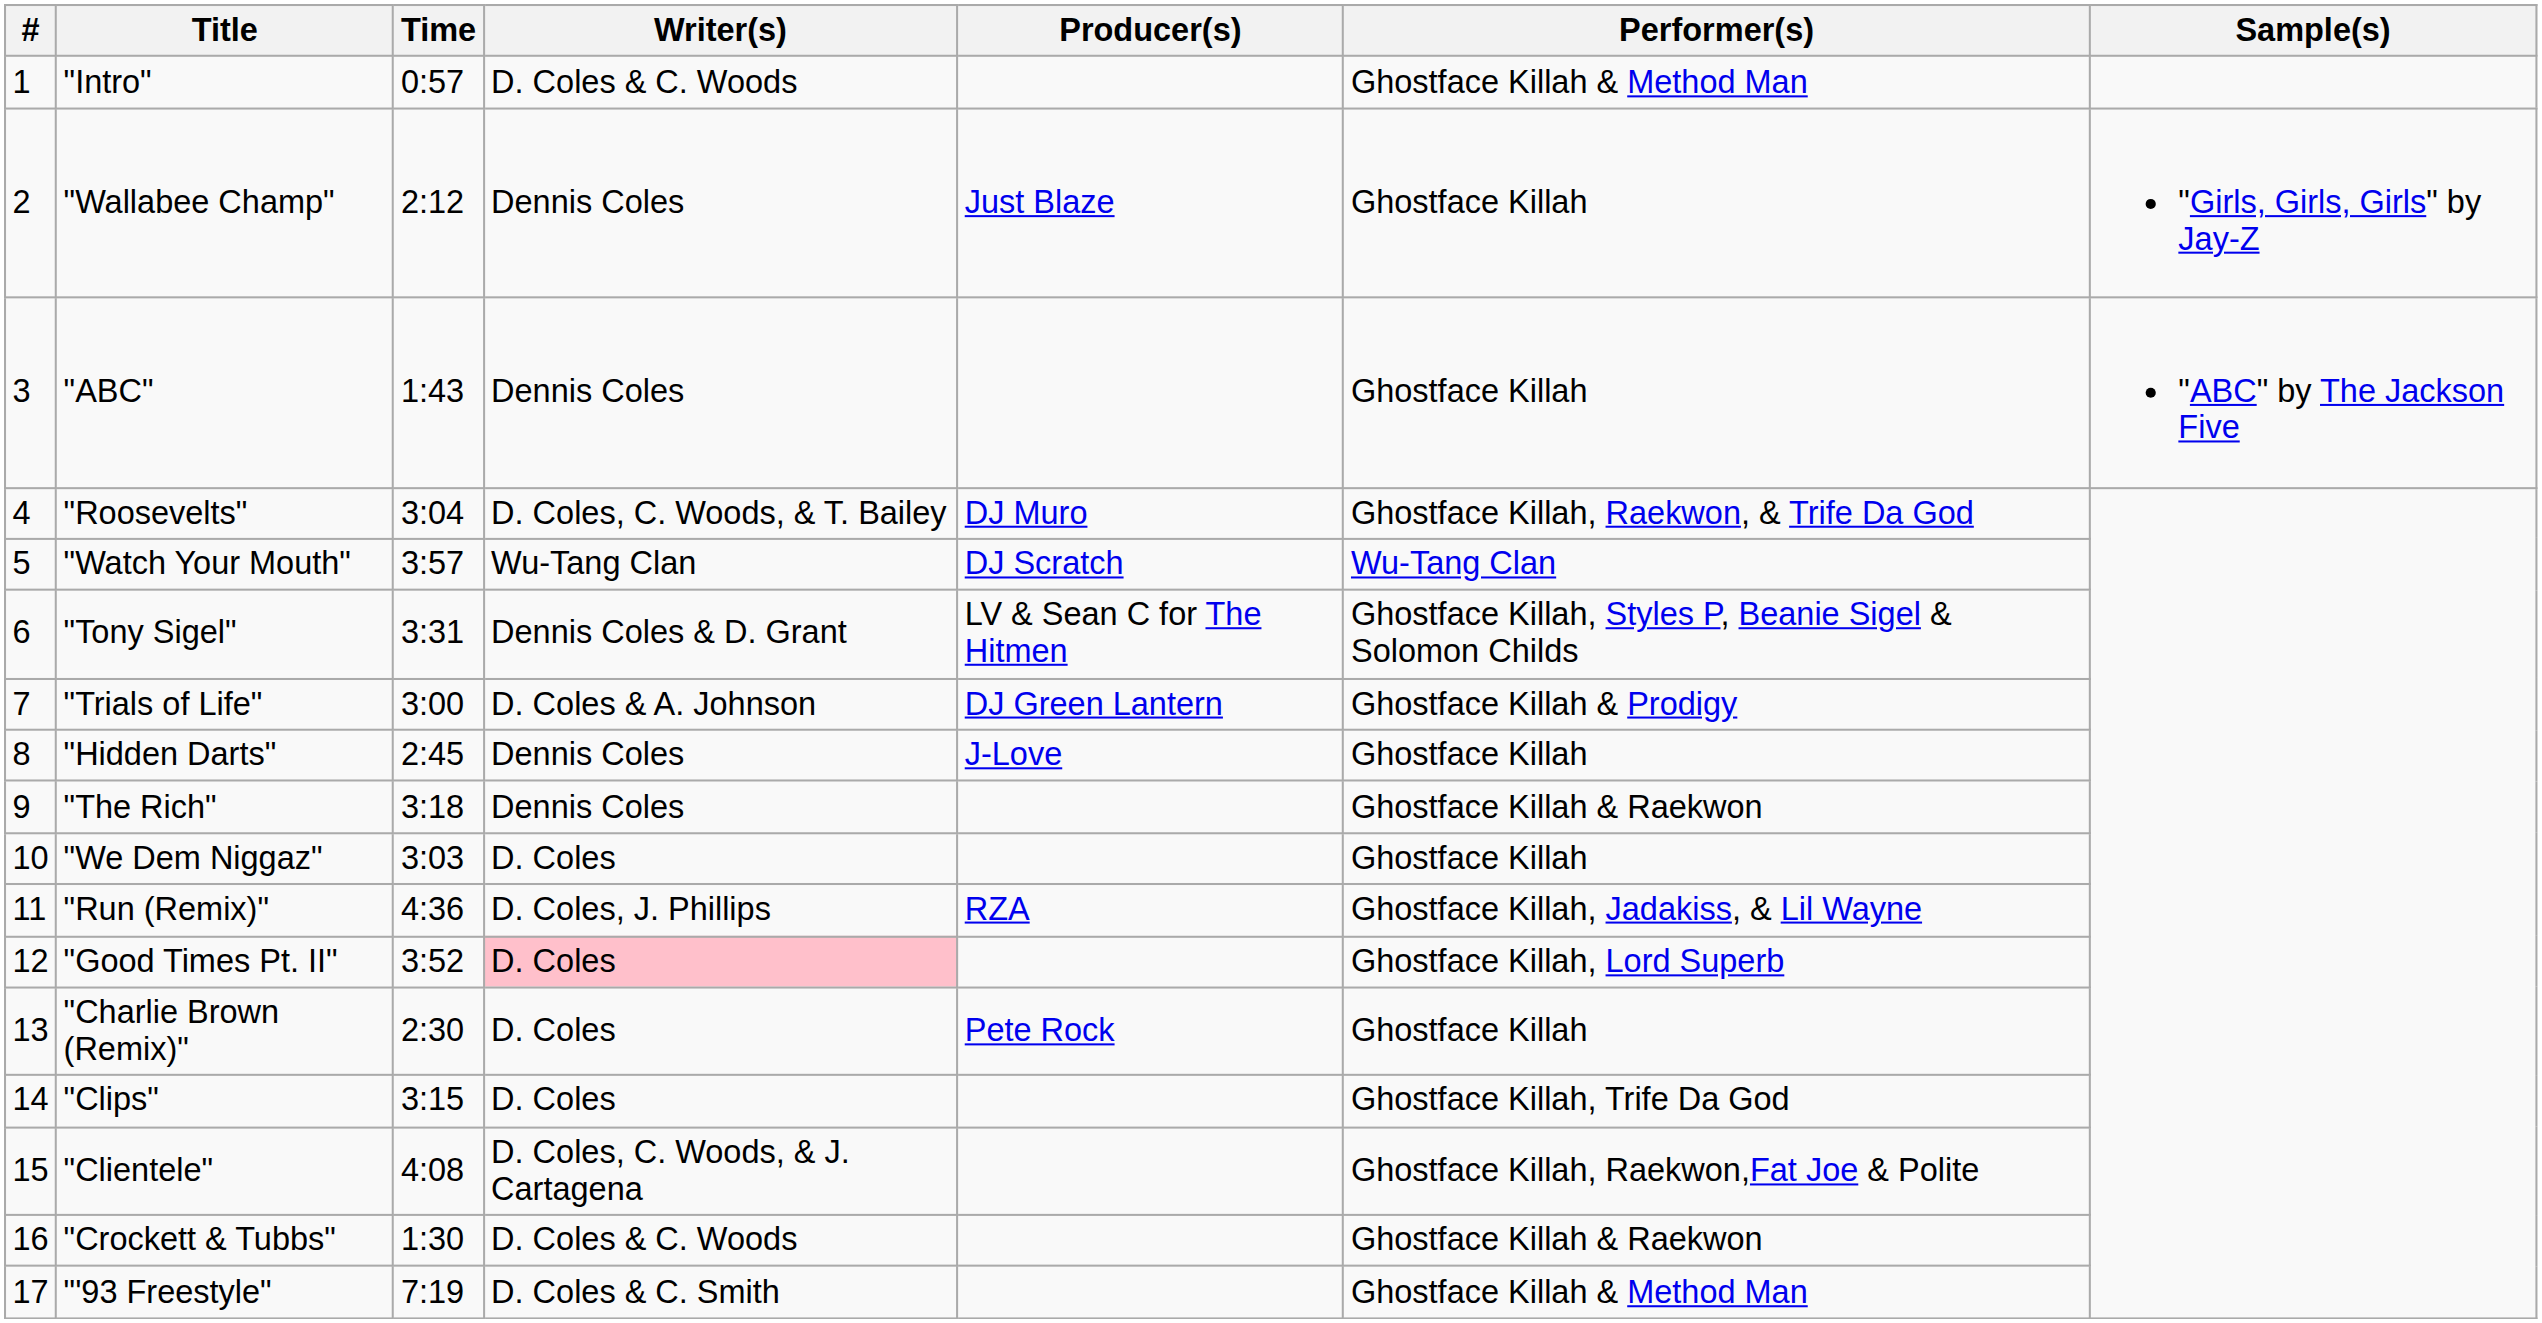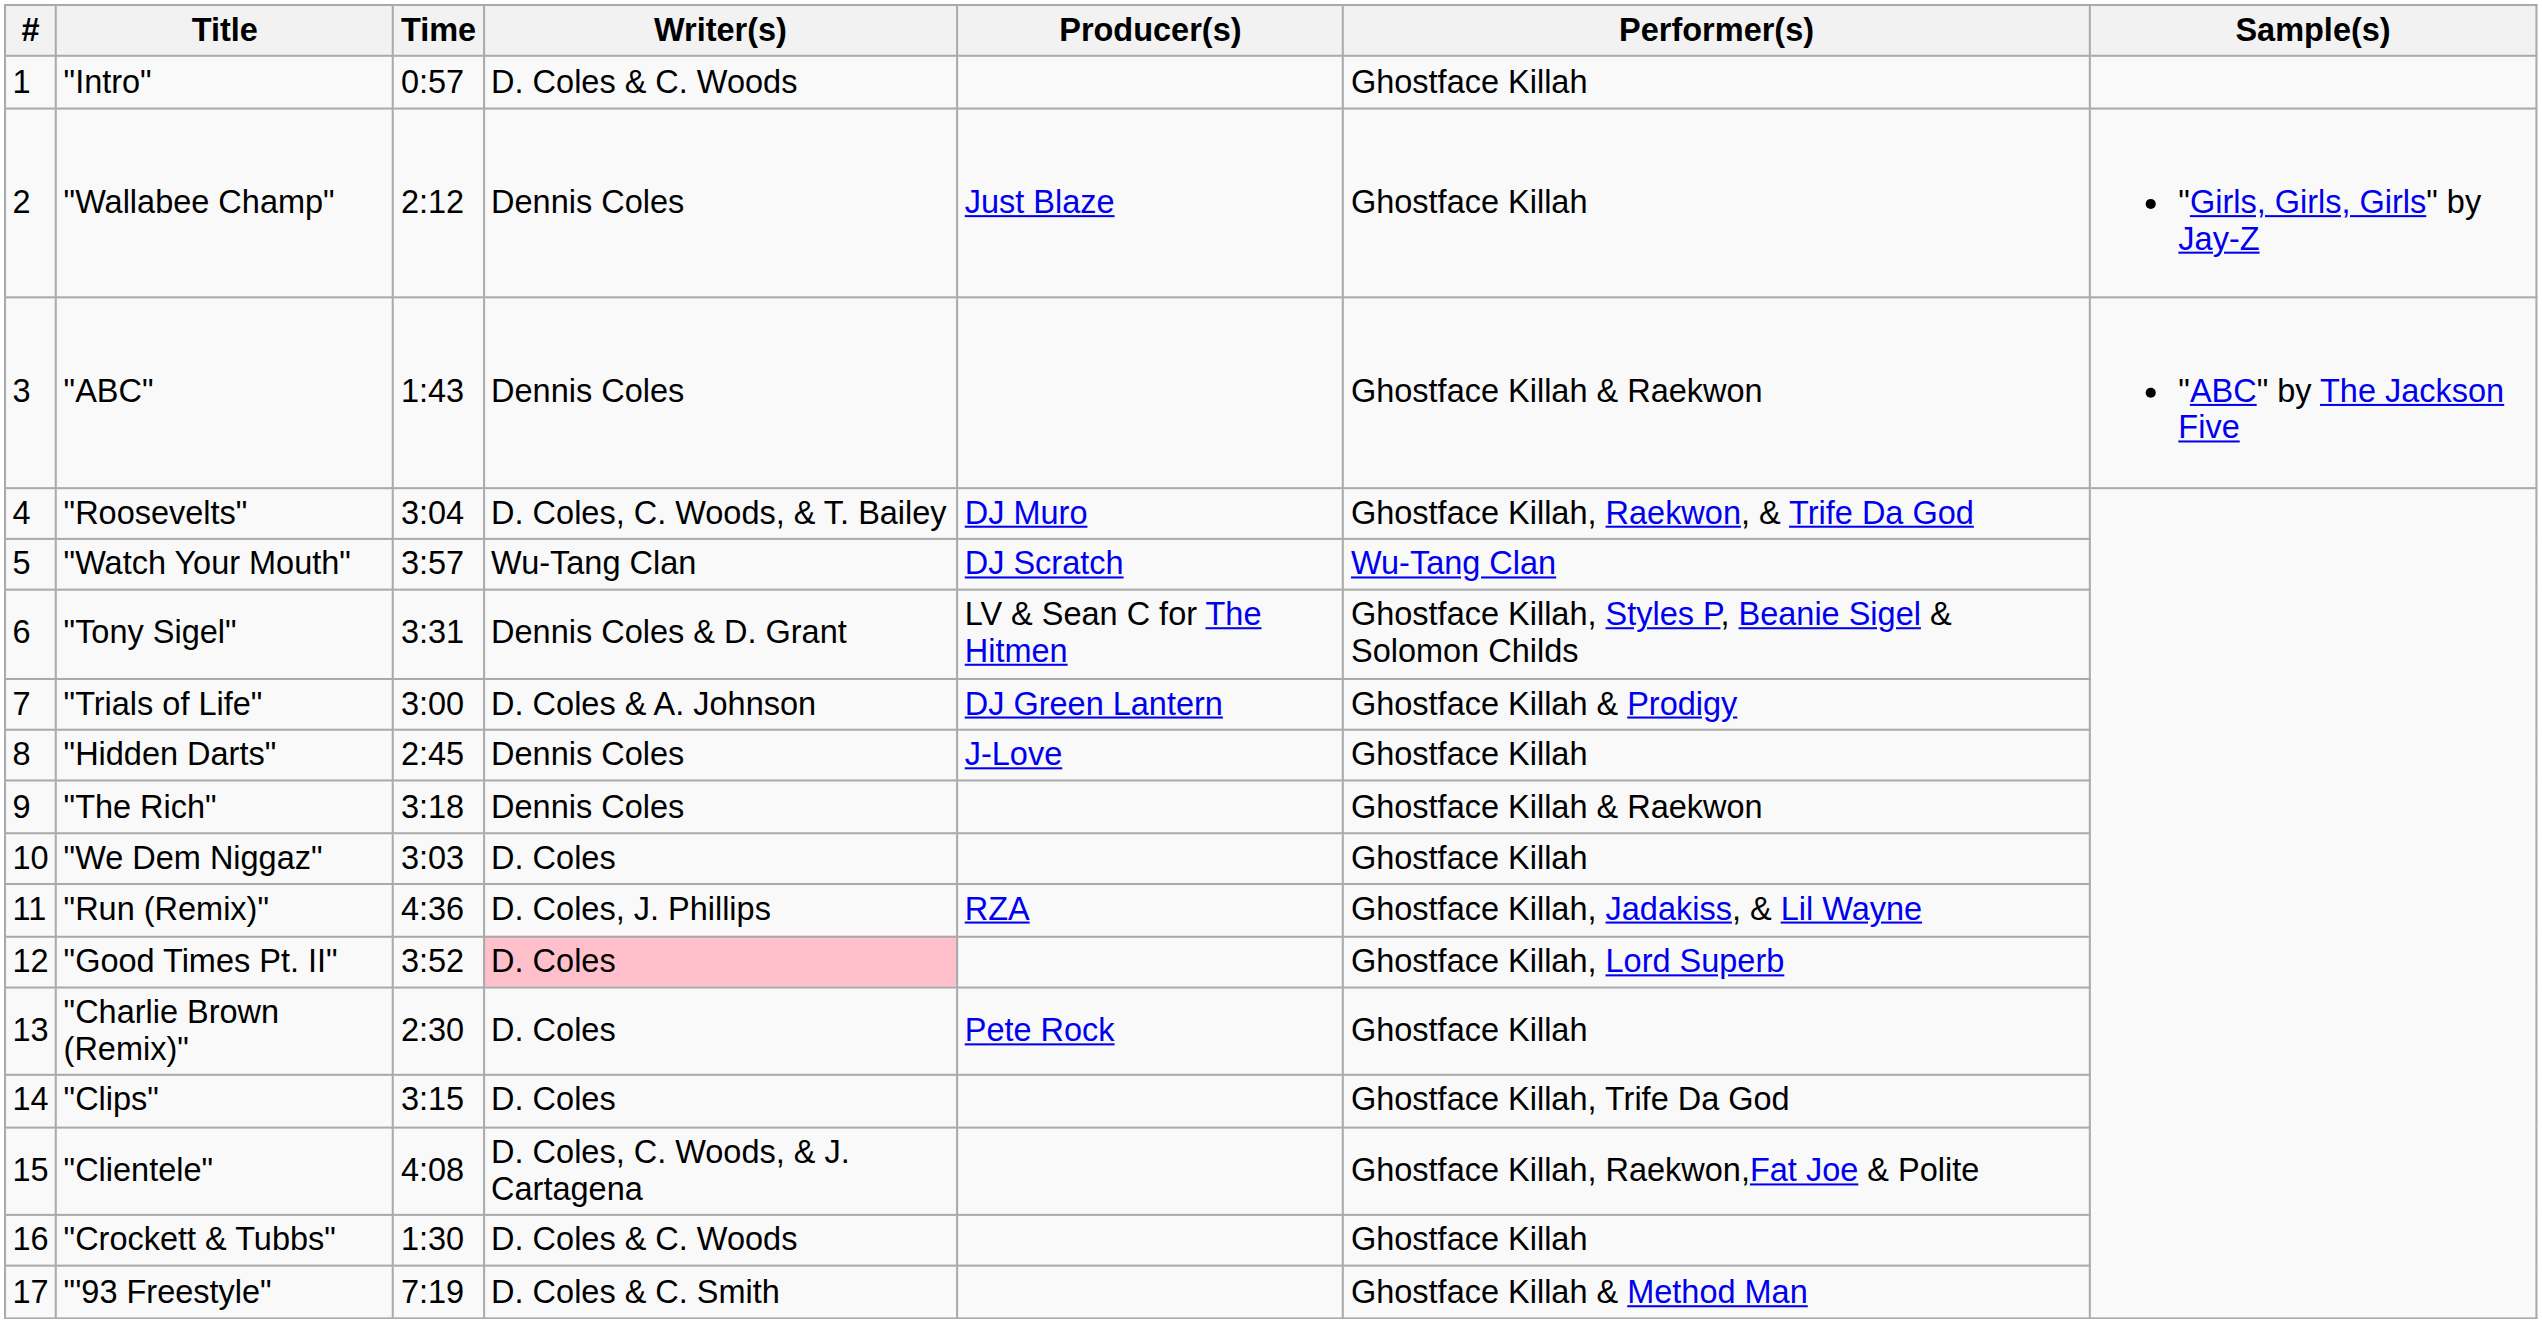(1579, 81) Ghostface Killah & Method Man -> (1469, 81) Ghostface Killah
(1469, 391) Ghostface Killah -> (1557, 391) Ghostface Killah & Raekwon
(1557, 1240) Ghostface Killah & Raekwon -> (1469, 1240) Ghostface Killah
